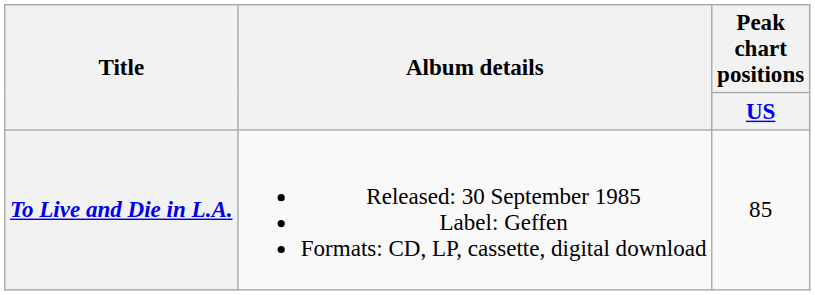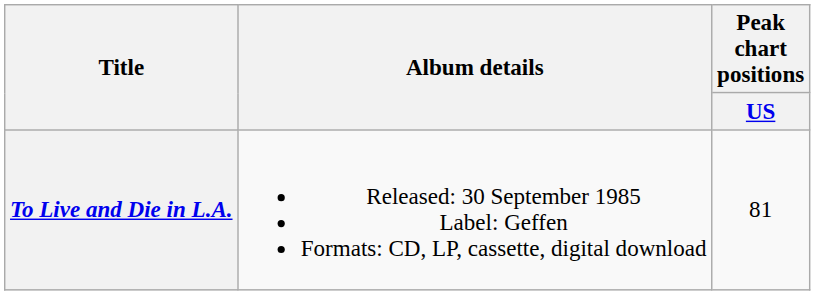(761, 209) 85 -> (761, 209) 81
